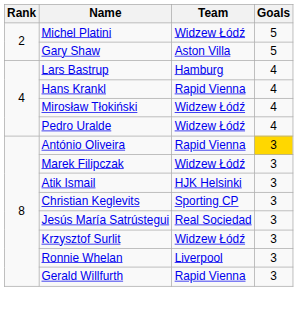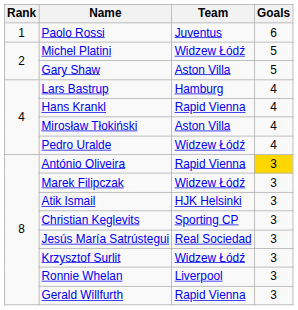+ row: (73, 32)
(210, 107) Widzew Łódź -> (203, 126) Aston Villa
